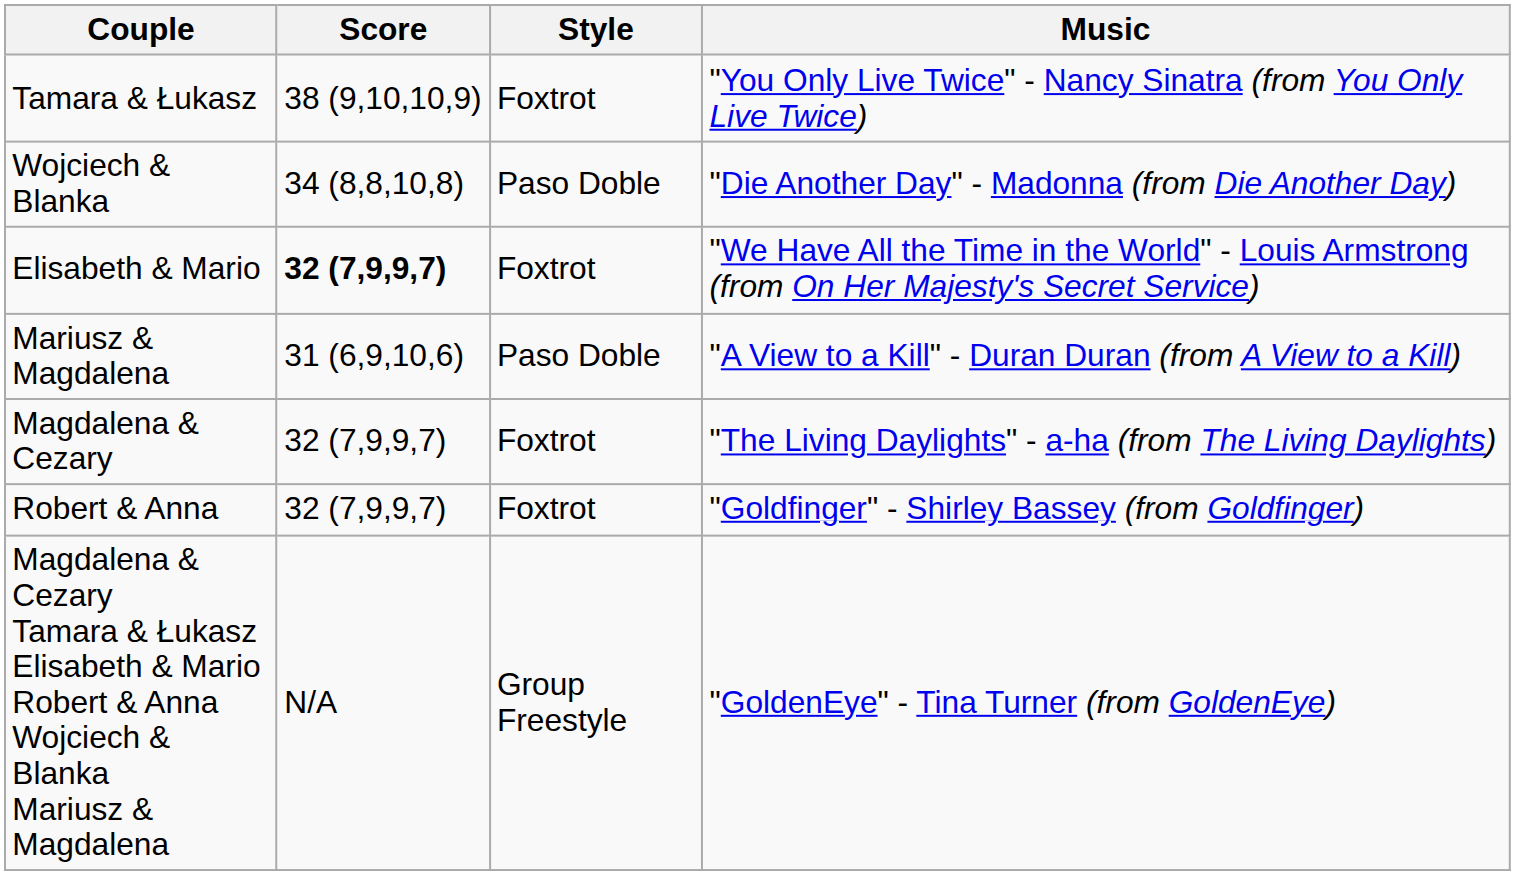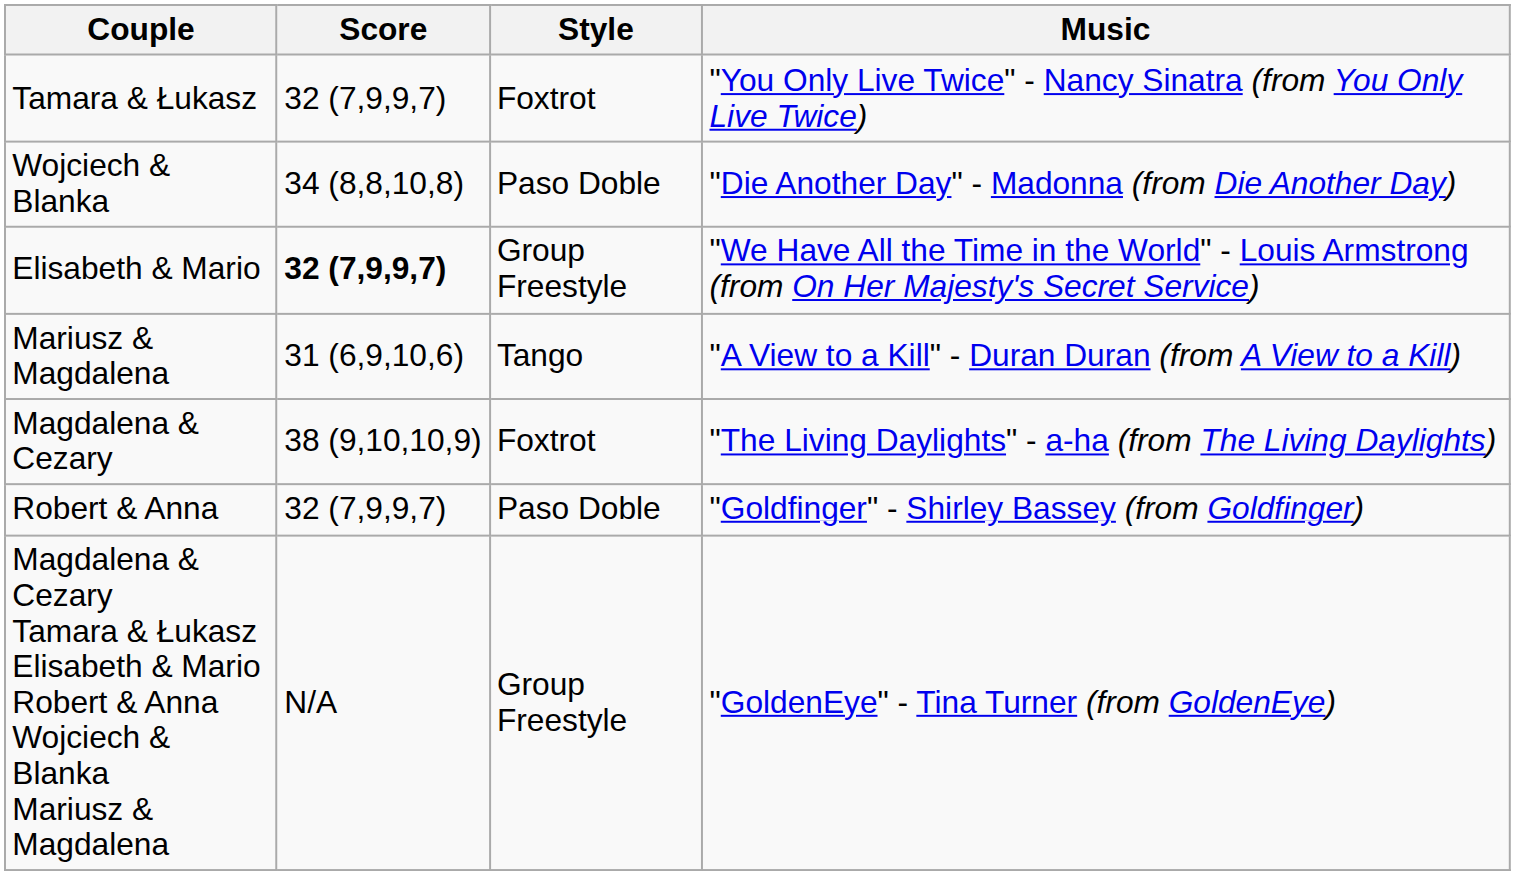(383, 97) 38 (9,10,10,9) -> (365, 97) 32 (7,9,9,7)
(546, 269) Foxtrot -> (562, 269) Group Freestyle
(579, 355) Paso Doble -> (540, 355) Tango
(365, 441) 32 (7,9,9,7) -> (383, 441) 38 (9,10,10,9)
(546, 509) Foxtrot -> (579, 509) Paso Doble
